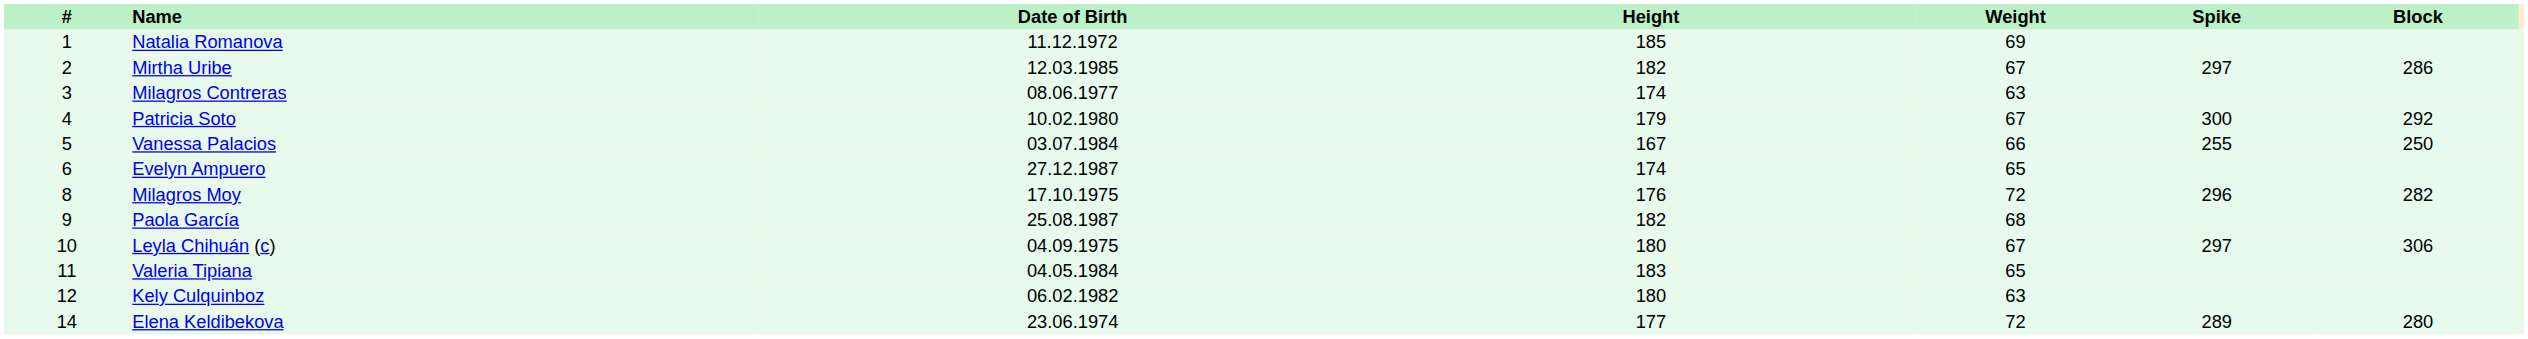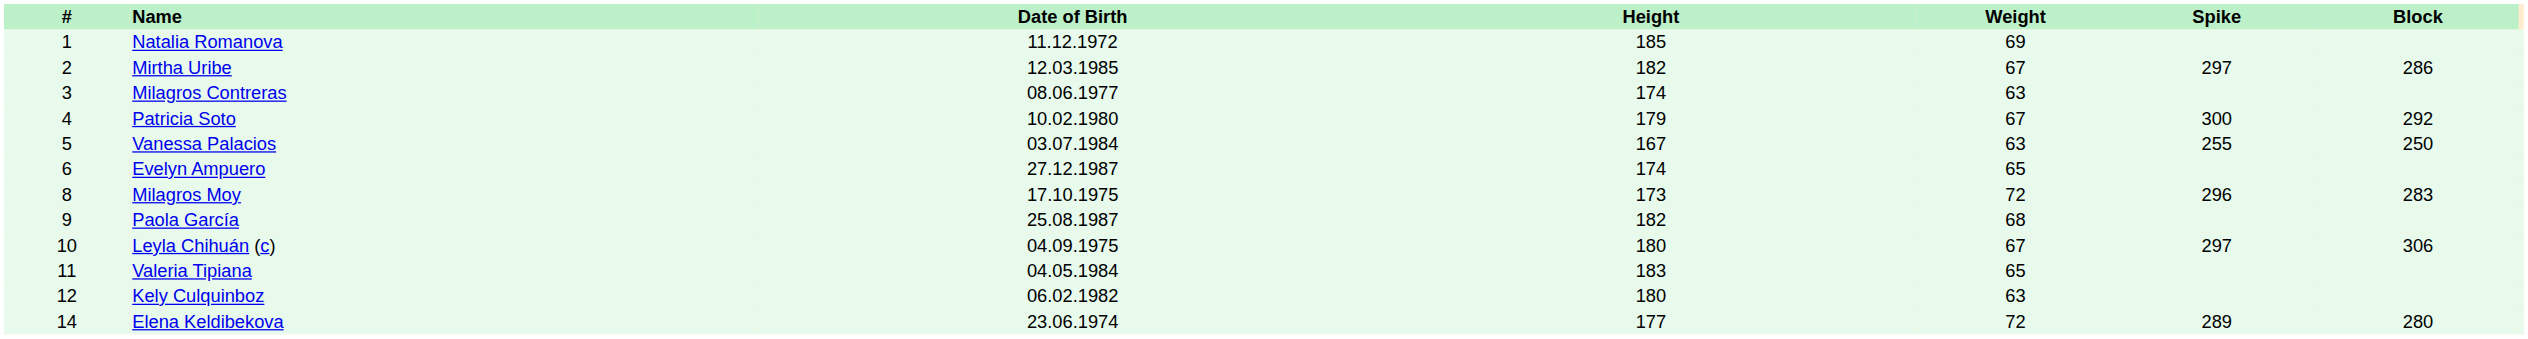(2016, 144) 66 -> (2016, 144) 63
(1651, 194) 176 -> (1651, 194) 173
(2418, 194) 282 -> (2418, 194) 283
